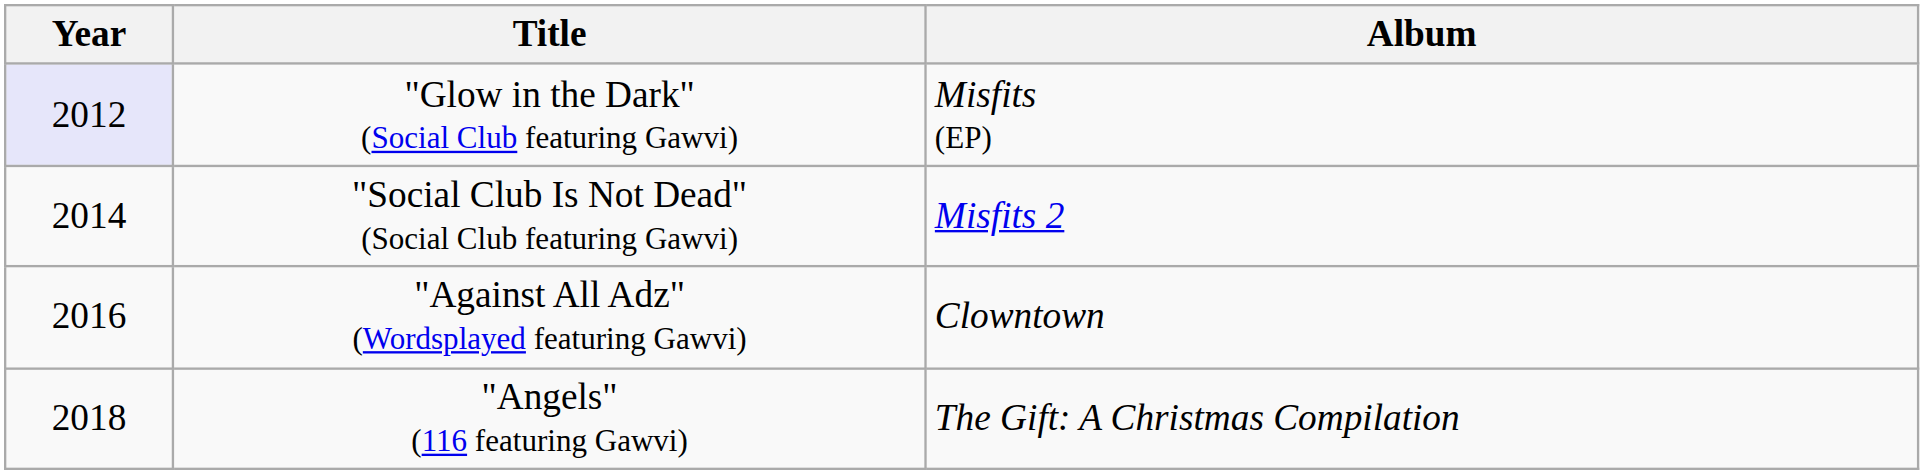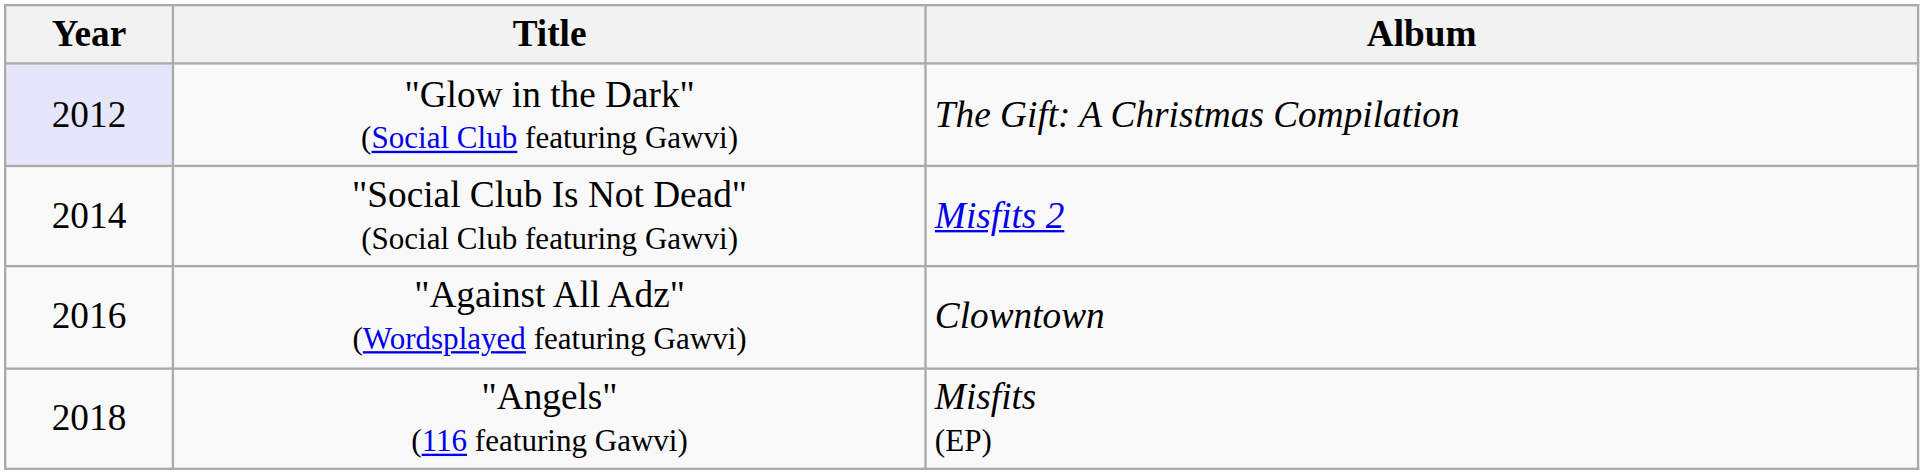(986, 114) Misfits (EP) -> (1197, 114) The Gift: A Christmas Compilation
(1197, 417) The Gift: A Christmas Compilation -> (986, 417) Misfits (EP)
